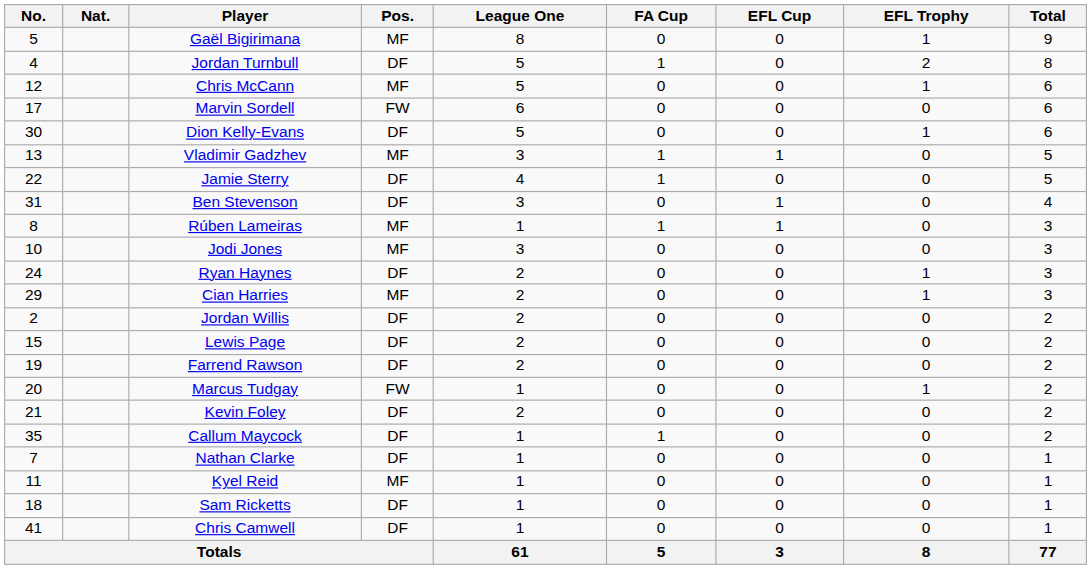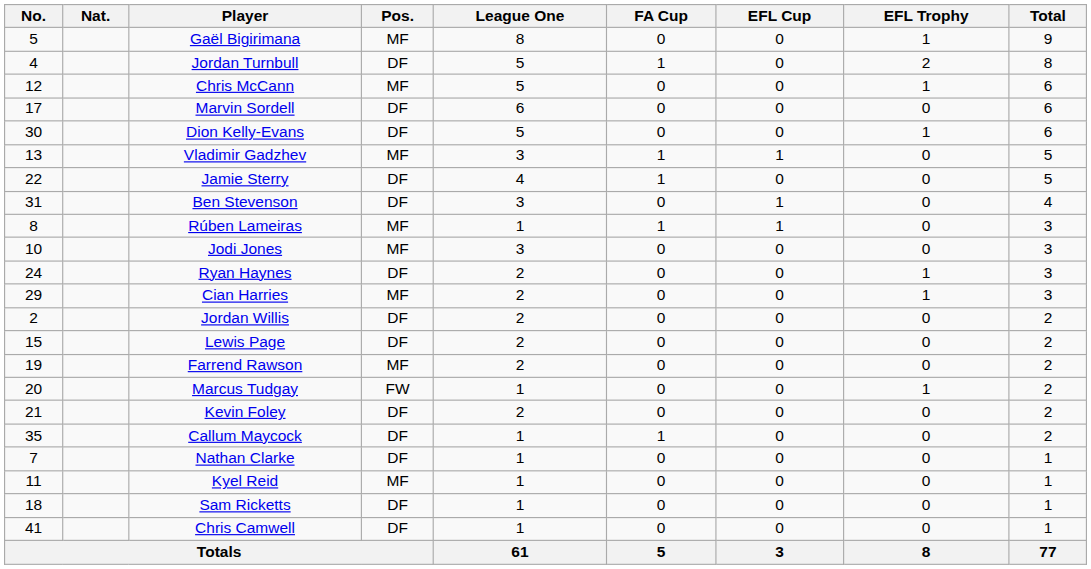(398, 108) FW -> (398, 108) DF
(398, 365) DF -> (398, 365) MF
